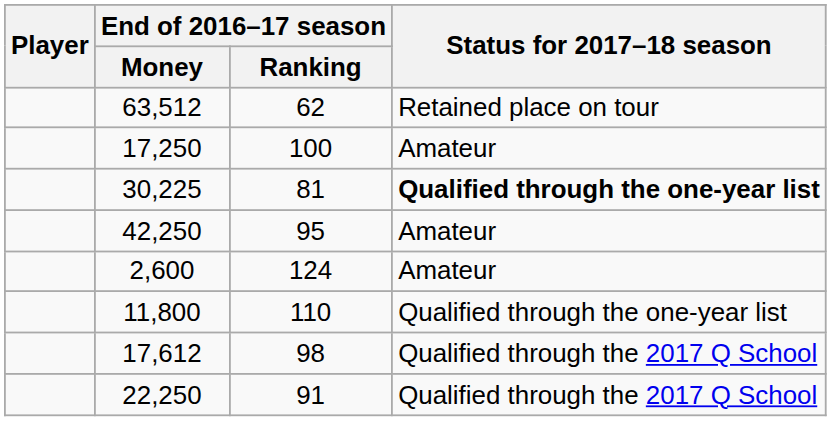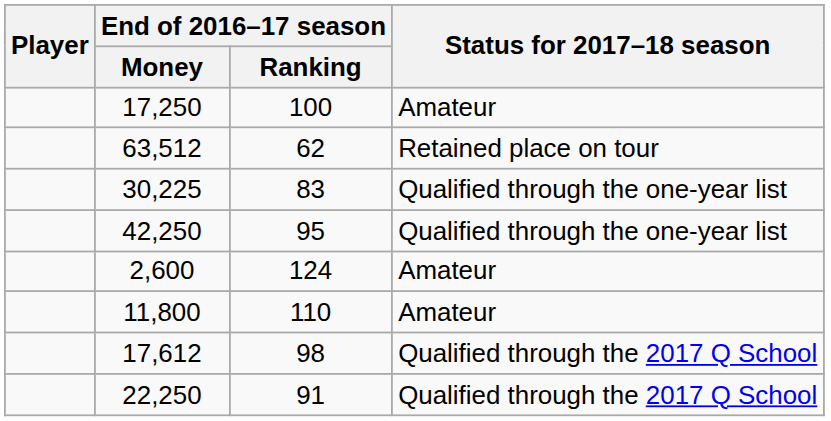rows swapped: (162, 149) <-> (162, 108)
(311, 190) 81 -> (311, 190) 83
(609, 190) bold -> (593, 190) normal
(447, 231) Amateur -> (593, 231) Qualified through the one-year list
(593, 312) Qualified through the one-year list -> (447, 312) Amateur
